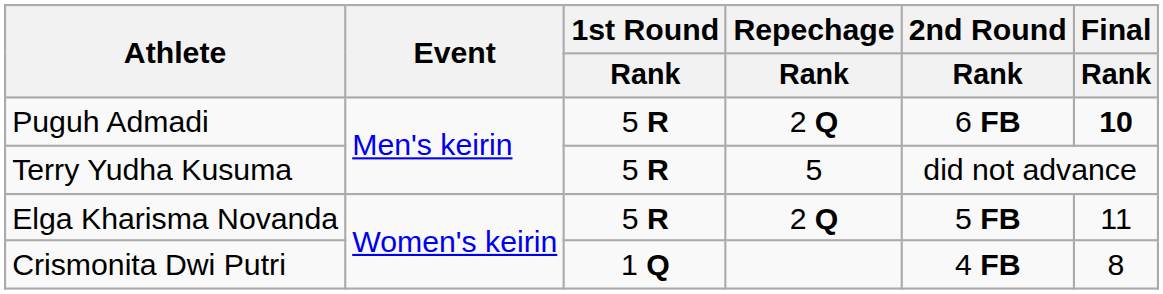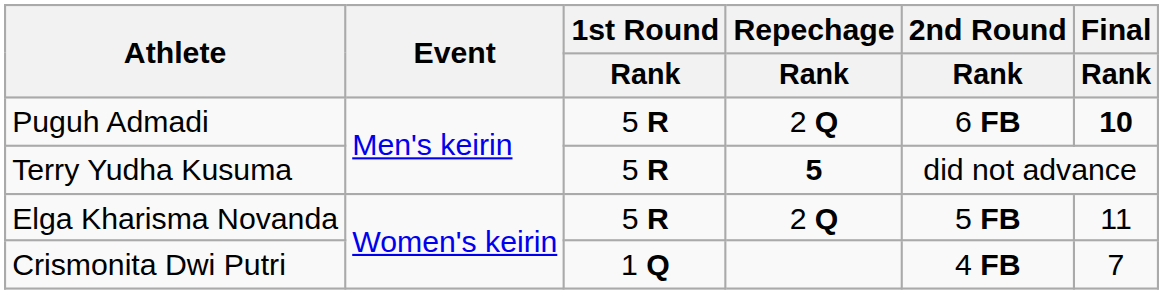(814, 170) normal -> (814, 170) bold
(1116, 266) 8 -> (1116, 266) 7
